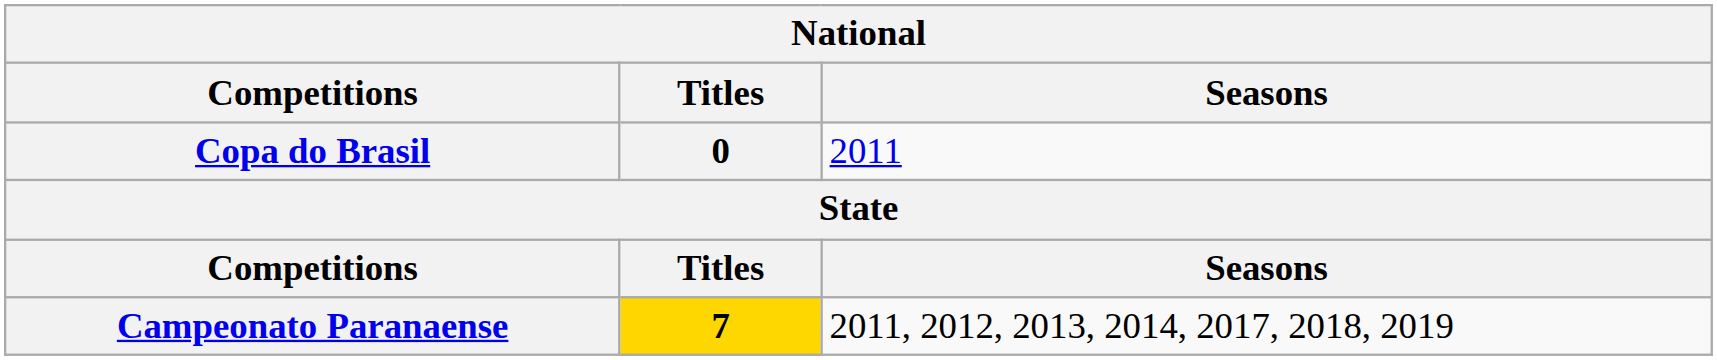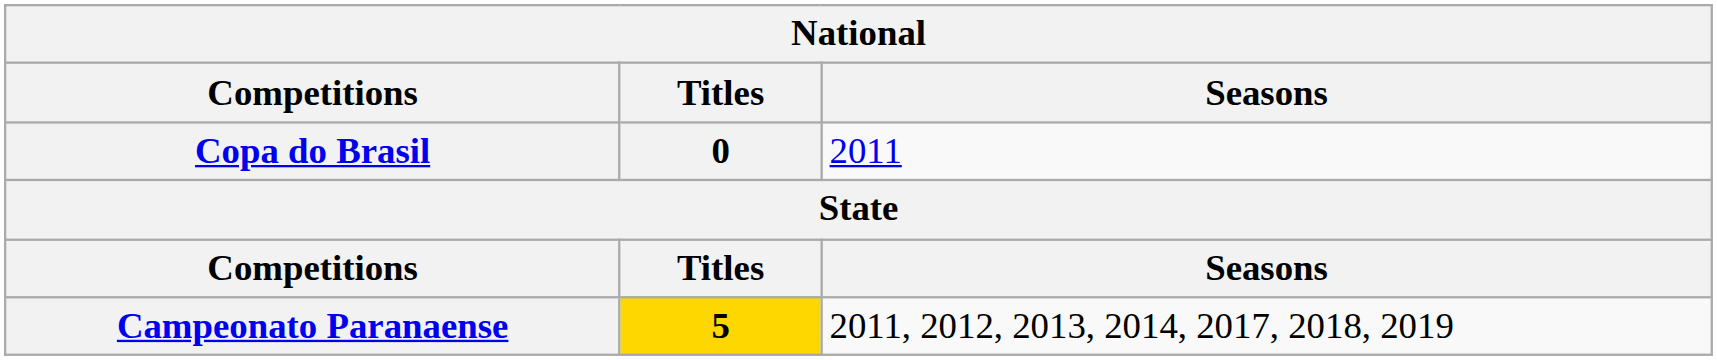(721, 325) 7 -> (721, 325) 5
